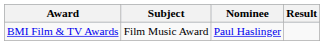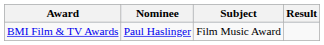columns swapped: (166, 13) <-> (247, 13)
